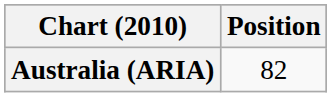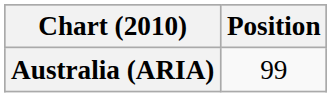(274, 69) 82 -> (274, 69) 99
